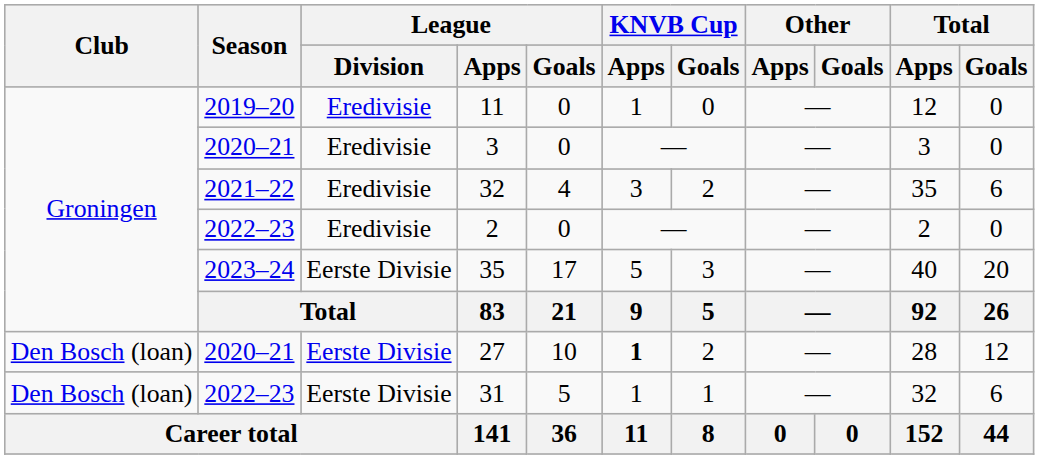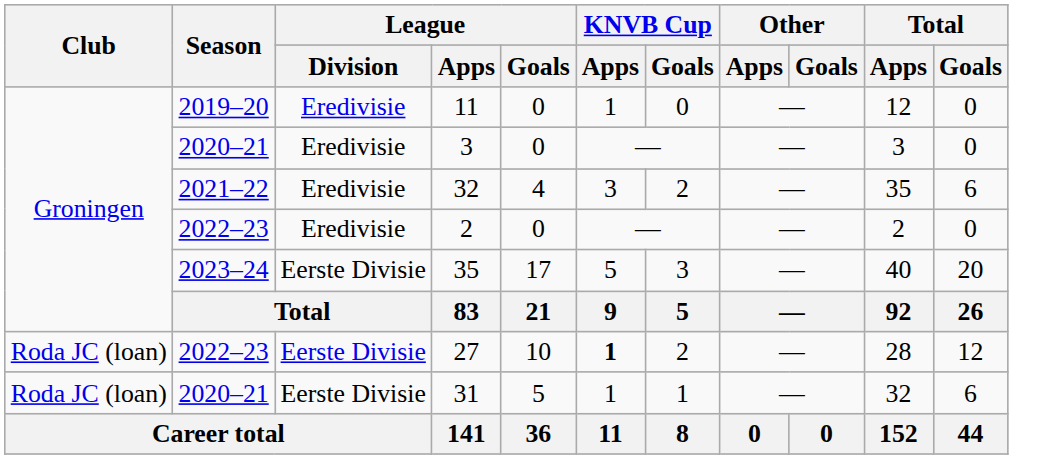(102, 351) Den Bosch (loan) -> (89, 351) Roda JC (loan)
(249, 351) 2020–21 -> (224, 351) 2022–23
(102, 392) Den Bosch (loan) -> (89, 392) Roda JC (loan)
(249, 392) 2022–23 -> (224, 392) 2020–21
